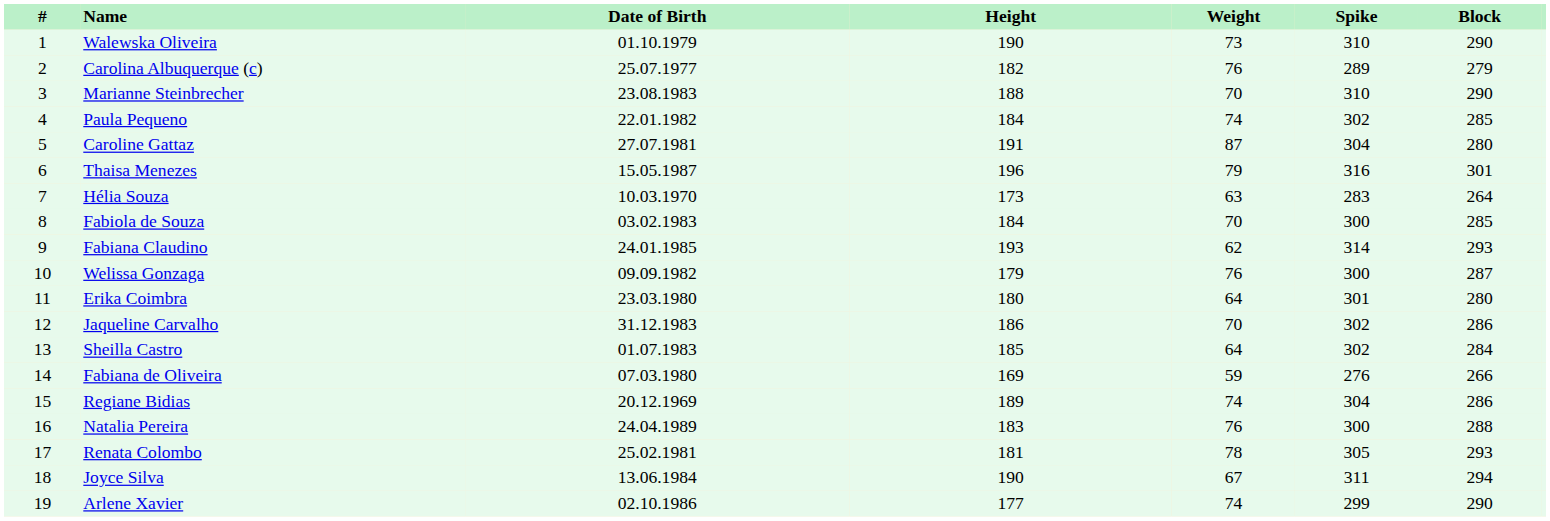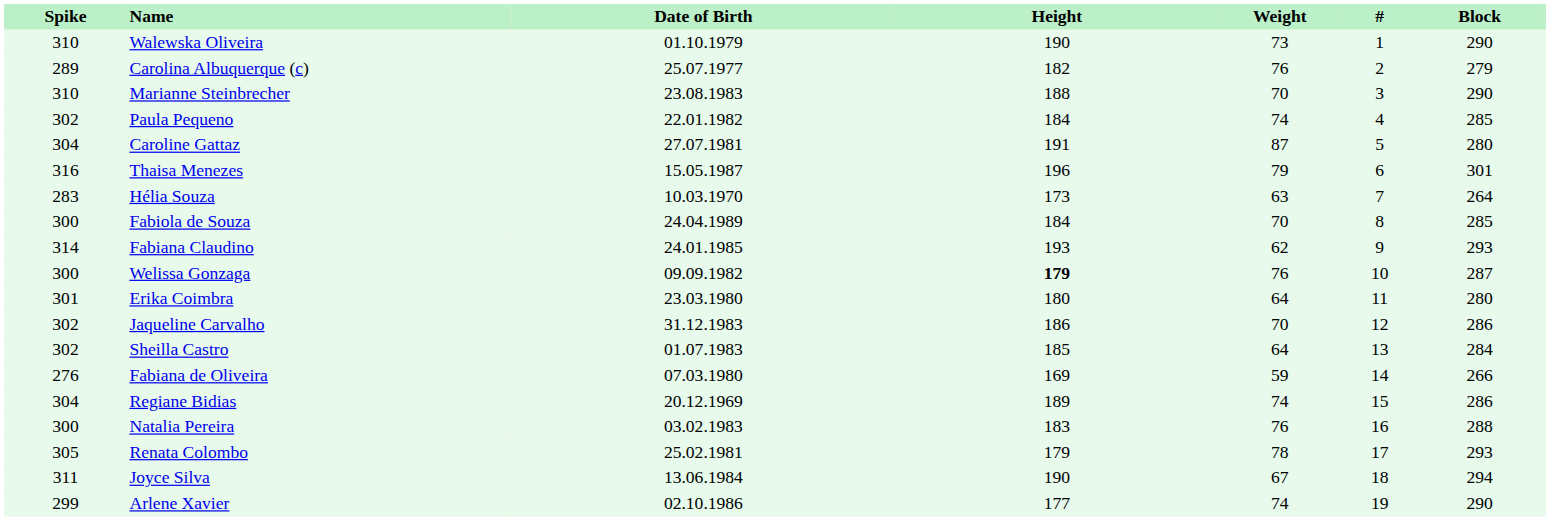columns swapped: (42, 16) <-> (1357, 16)
(657, 221) 03.02.1983 -> (703, 221) 24.04.1989
(1011, 272) normal -> (1057, 272) bold
(657, 426) 24.04.1989 -> (703, 426) 03.02.1983
(1011, 452) 181 -> (1057, 452) 179
